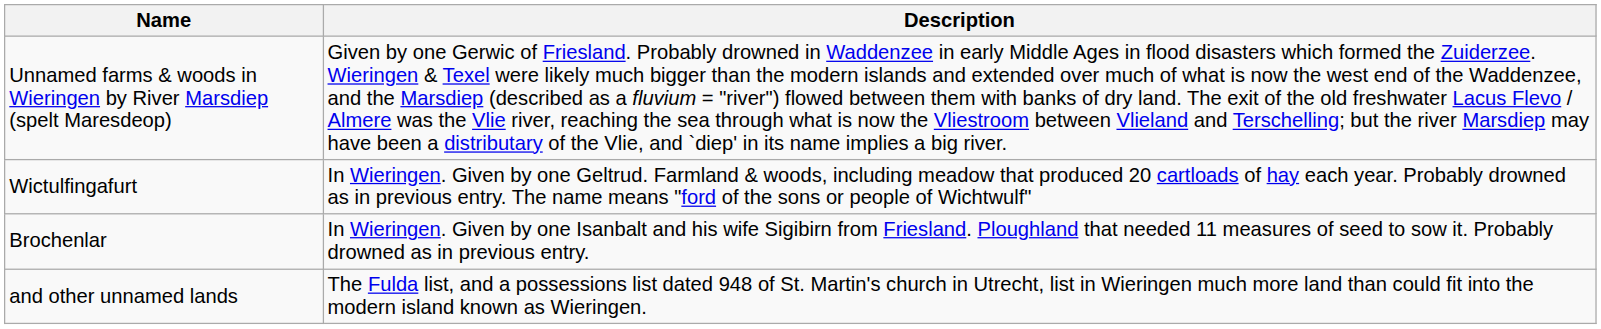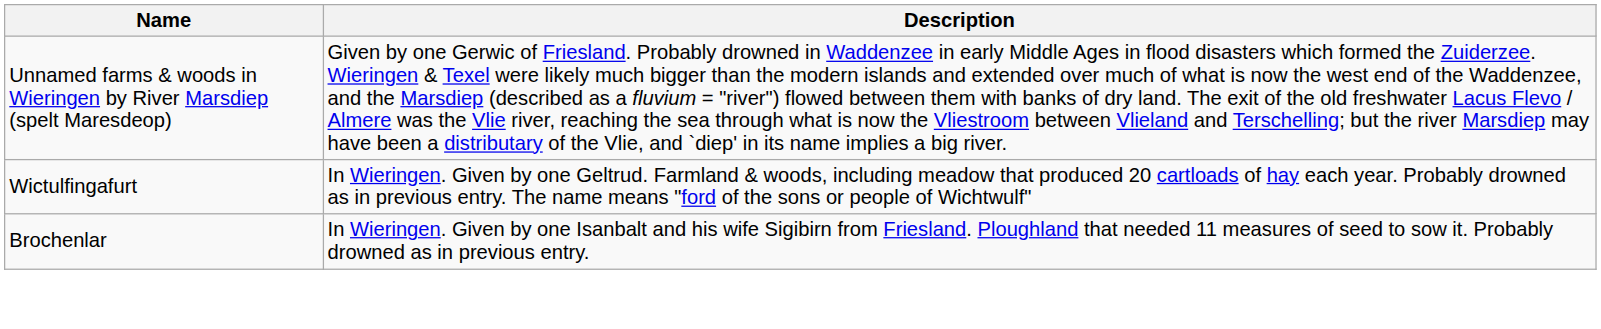- row: (124, 295)
